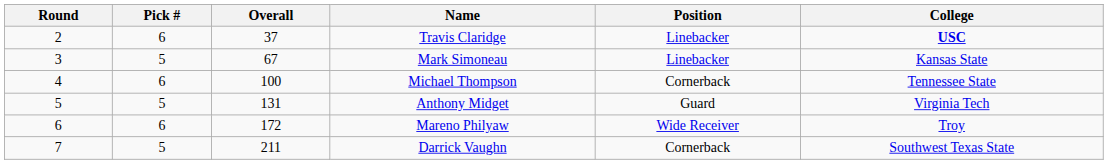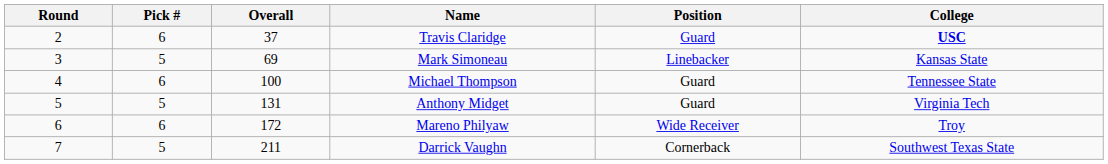(698, 37) Linebacker -> (698, 37) Guard
(271, 59) 67 -> (271, 59) 69
(698, 81) Cornerback -> (698, 81) Guard
